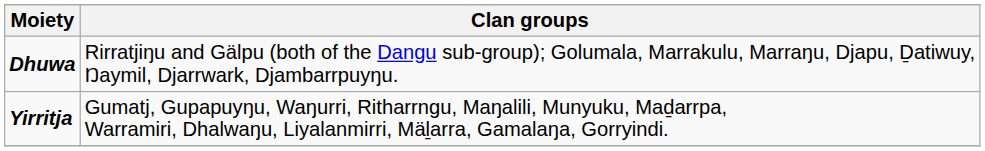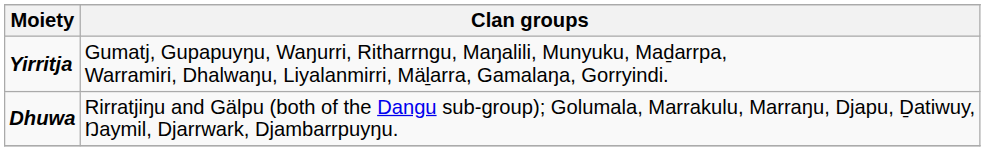rows swapped: (41, 118) <-> (42, 63)
